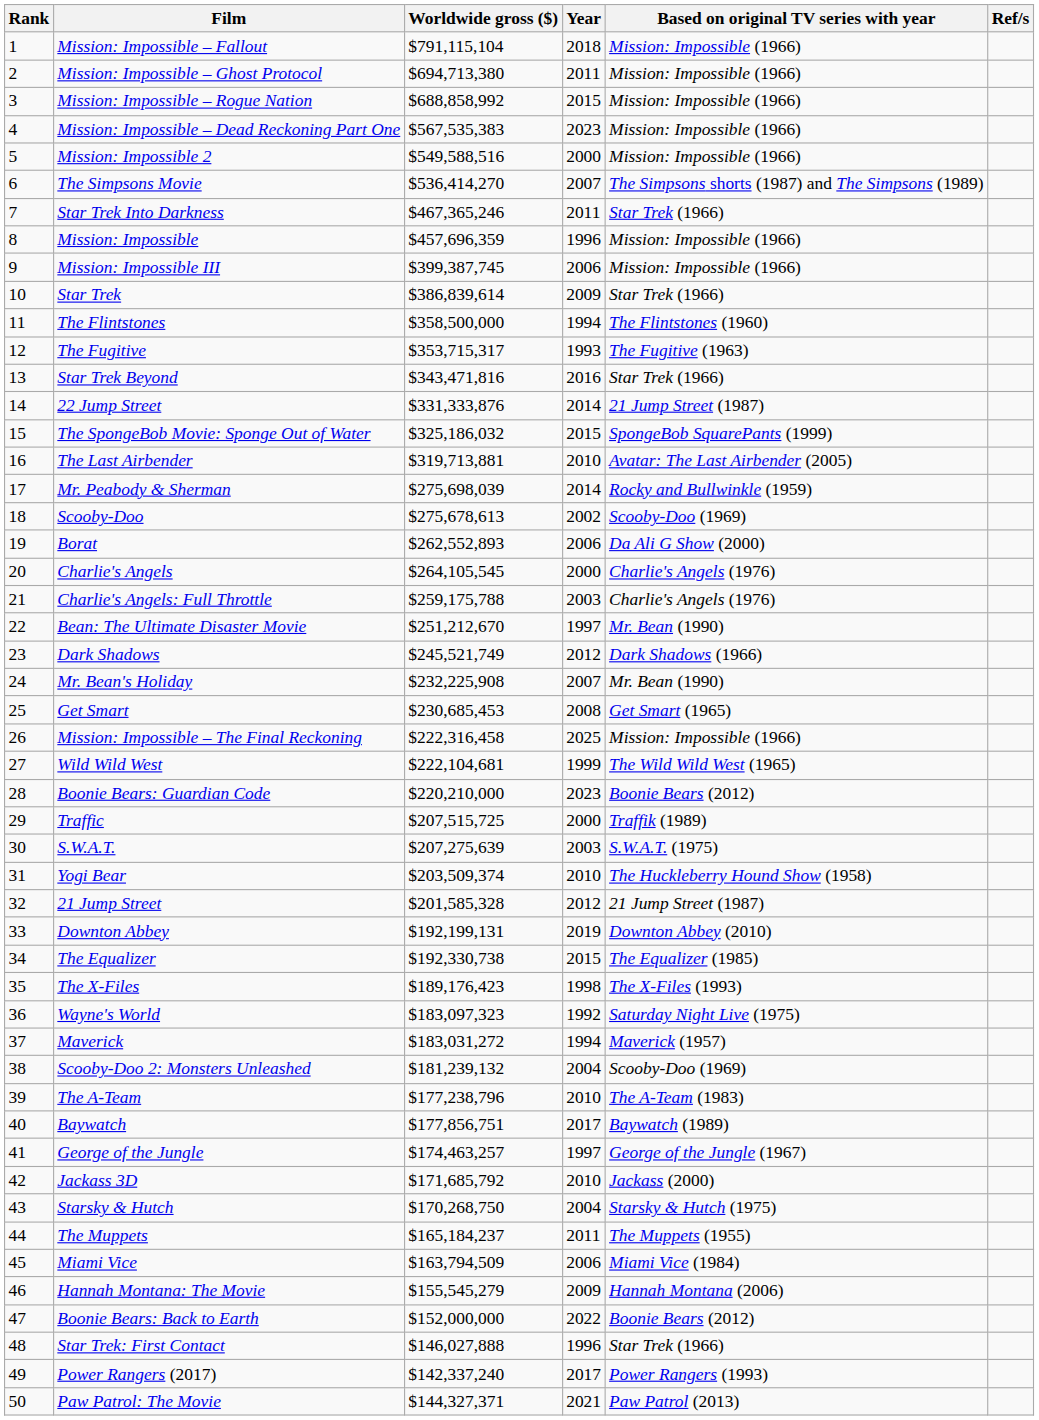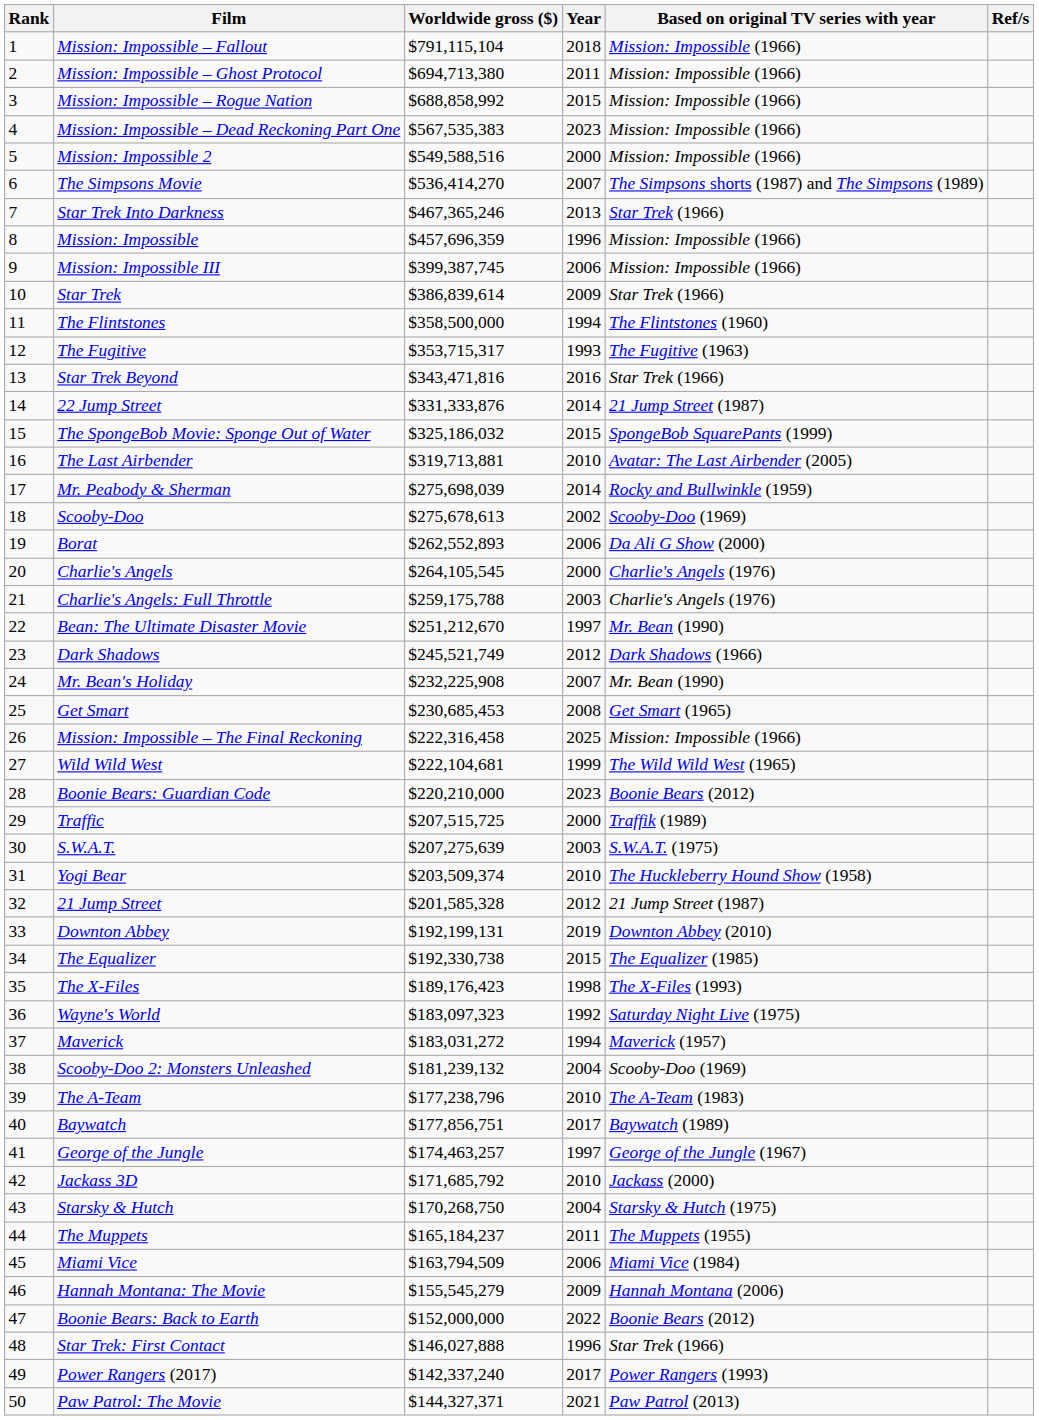(583, 211) 2011 -> (584, 211) 2013
